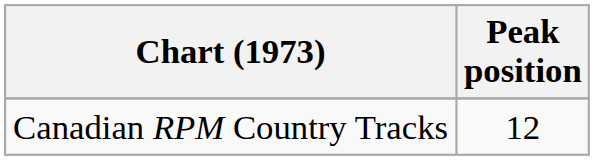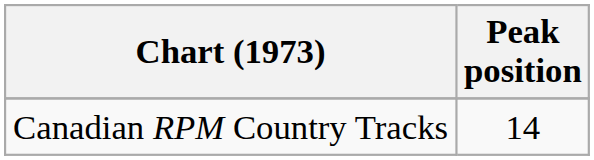(523, 126) 12 -> (523, 126) 14
